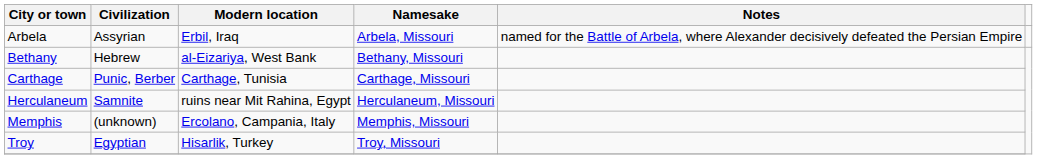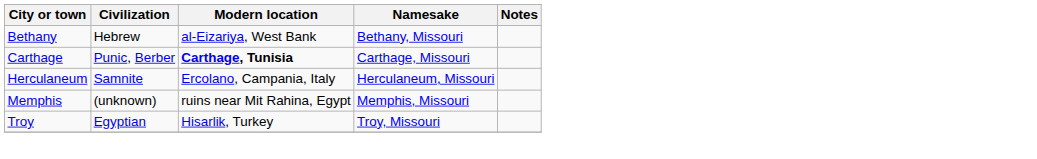- row: (27, 36)
(234, 79) normal -> (237, 57) bold
(266, 100) ruins near Mit Rahina, Egypt -> (258, 79) Ercolano, Campania, Italy
(258, 121) Ercolano, Campania, Italy -> (266, 100) ruins near Mit Rahina, Egypt
